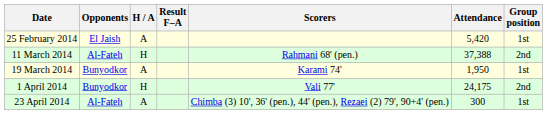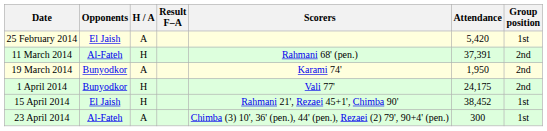(478, 54) 37,388 -> (478, 54) 37,391
(523, 70) 1st -> (523, 70) 2nd
+ row: (42, 102)
